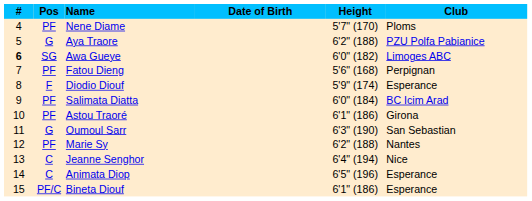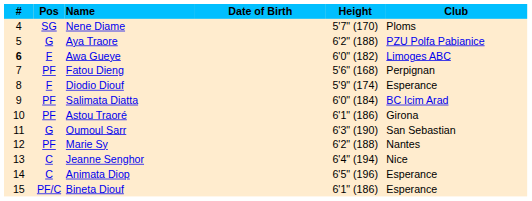(49, 26) PF -> (49, 26) SG
(49, 56) SG -> (49, 56) F
